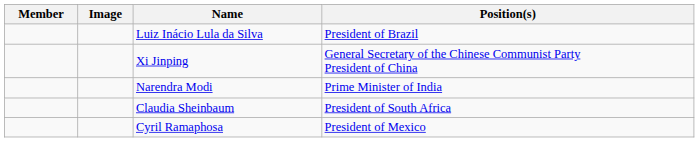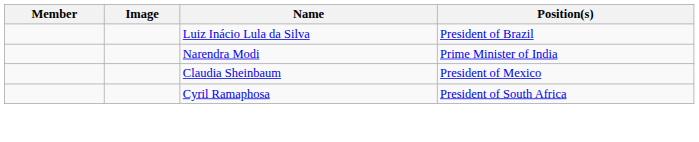- row: (162, 61)
(388, 107) President of South Africa -> (491, 73) President of Mexico
(375, 127) President of Mexico -> (503, 93) President of South Africa
